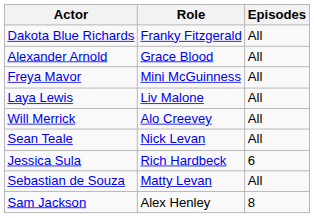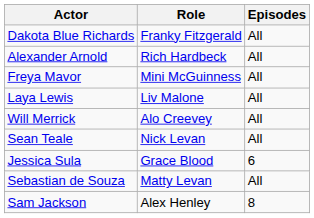(177, 56) Grace Blood -> (183, 56) Rich Hardbeck
(183, 160) Rich Hardbeck -> (177, 160) Grace Blood
